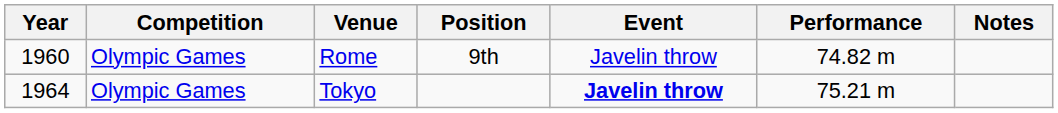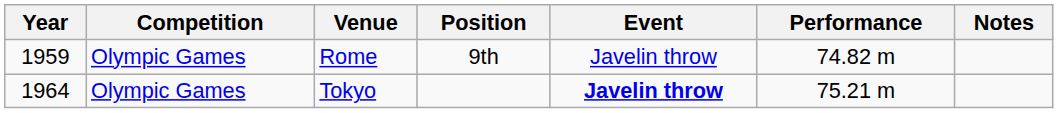(45, 57) 1960 -> (45, 57) 1959
